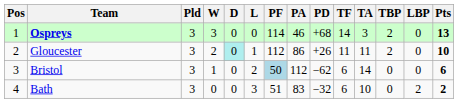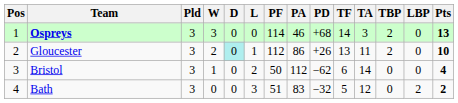(344, 51) 11 -> (344, 51) 13
(276, 70) lightblue background -> (276, 70) no background
(443, 70) 6 -> (443, 70) 4
(344, 88) 6 -> (344, 88) 5
(365, 88) 10 -> (365, 88) 12
